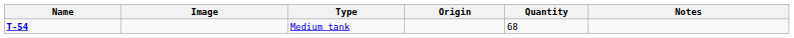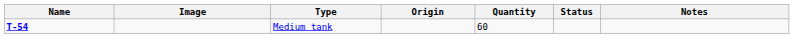+ column: (577, 12)
(512, 26) 68 -> (482, 26) 60
